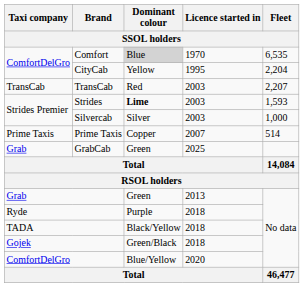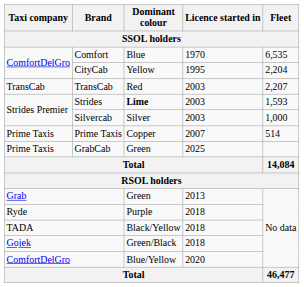(136, 54) lightgrey background -> (136, 54) no background
(17, 149) Grab -> (30, 149) Prime Taxis
